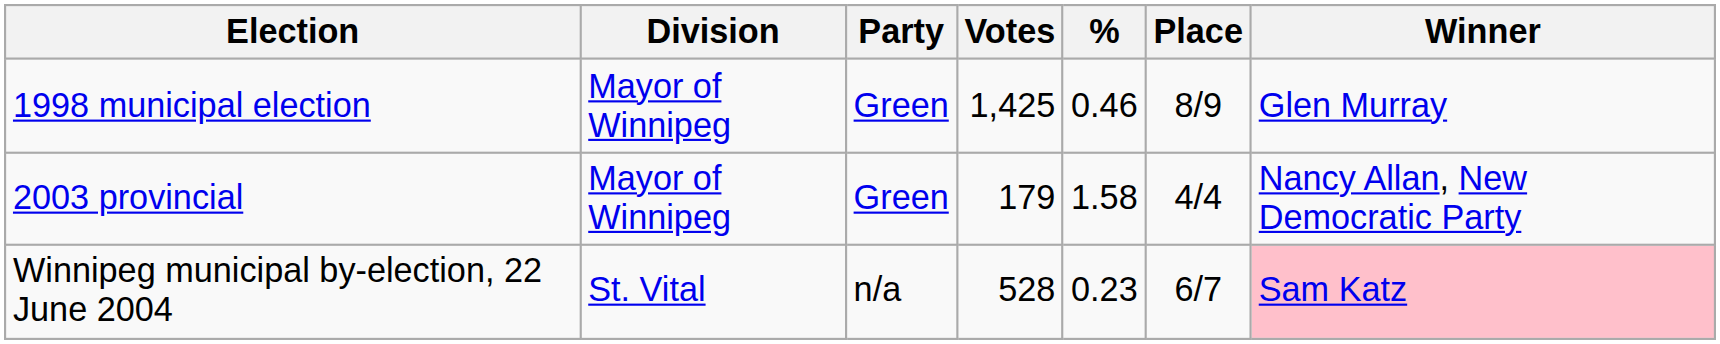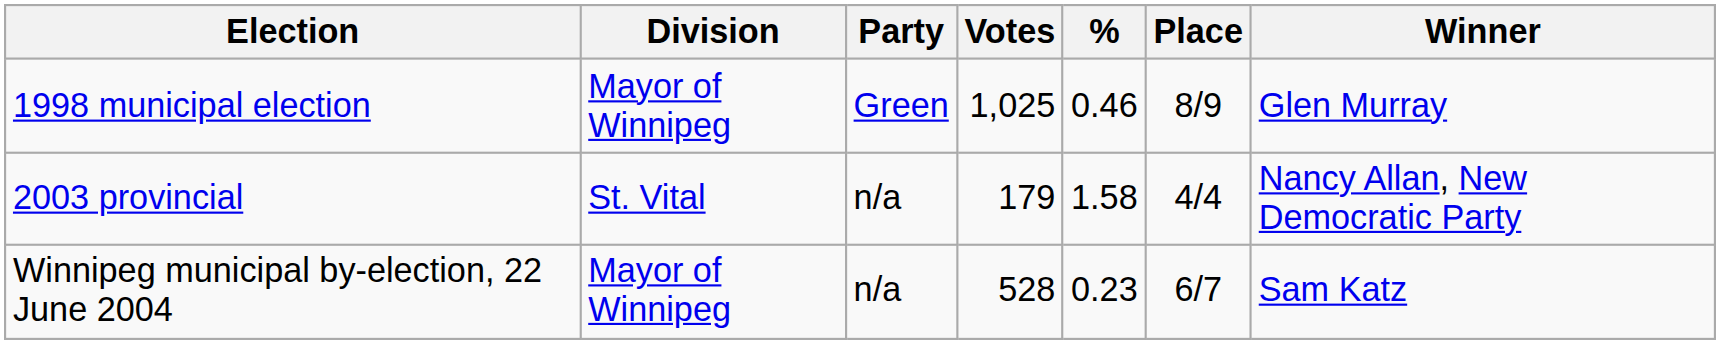(1012, 105) 1,425 -> (1012, 105) 1,025
(660, 198) Mayor of Winnipeg -> (647, 198) St. Vital
(901, 198) Green -> (877, 198) n/a
(647, 290) St. Vital -> (660, 290) Mayor of Winnipeg
(1333, 290) pink background -> (1333, 290) no background
